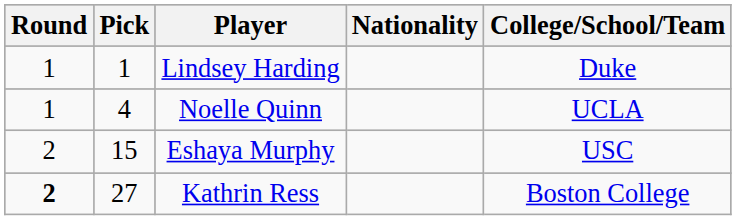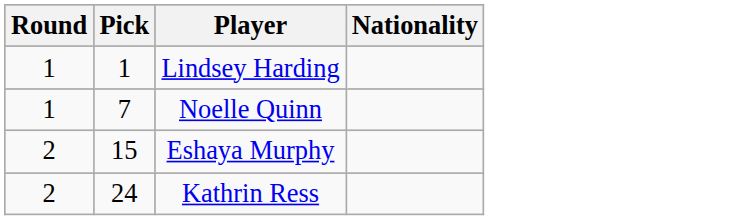- column: (608, 25)
(124, 109) 4 -> (124, 109) 7
(49, 192) bold -> (49, 192) normal
(124, 192) 27 -> (124, 192) 24
